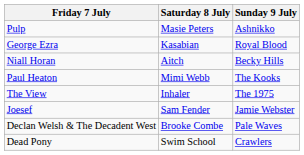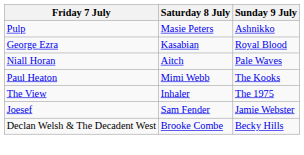(259, 61) Becky Hills -> (258, 61) Pale Waves
(258, 126) Pale Waves -> (259, 126) Becky Hills
- row: (29, 142)
